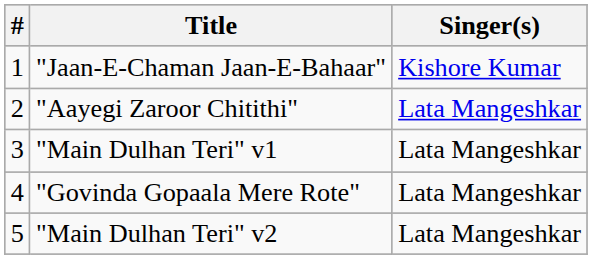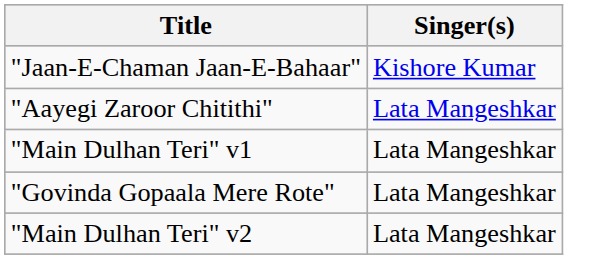- column: (17, 25)
